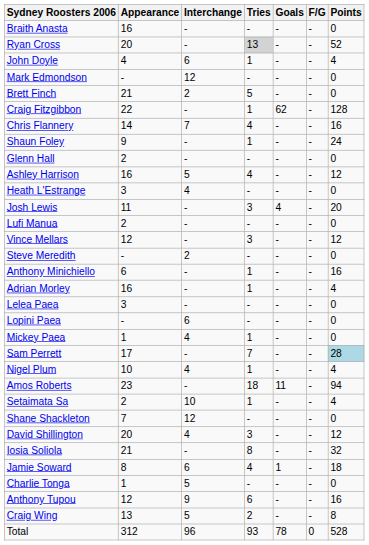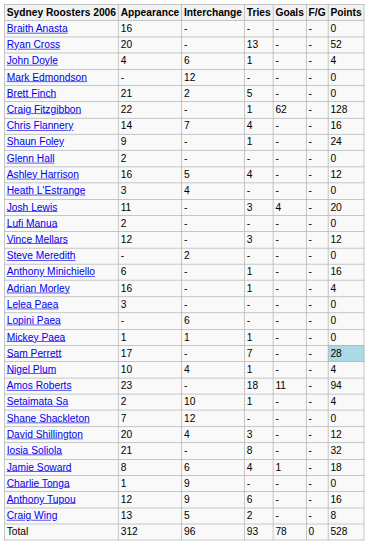(252, 45) lightgrey background -> (252, 45) no background
(187, 337) 4 -> (187, 337) 1
(187, 483) 5 -> (187, 483) 9
